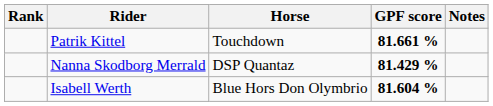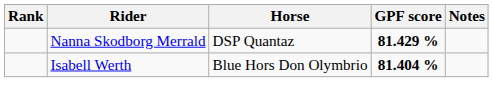- row: (88, 40)
(408, 88) 81.604 % -> (408, 64) 81.404 %
